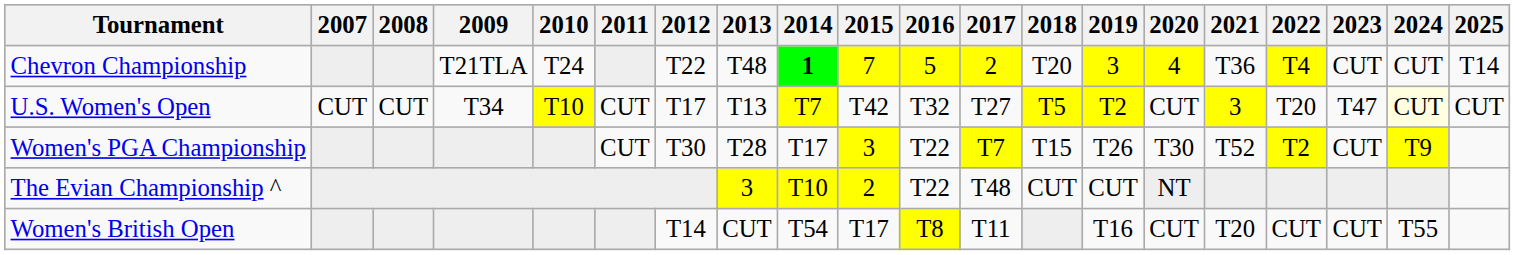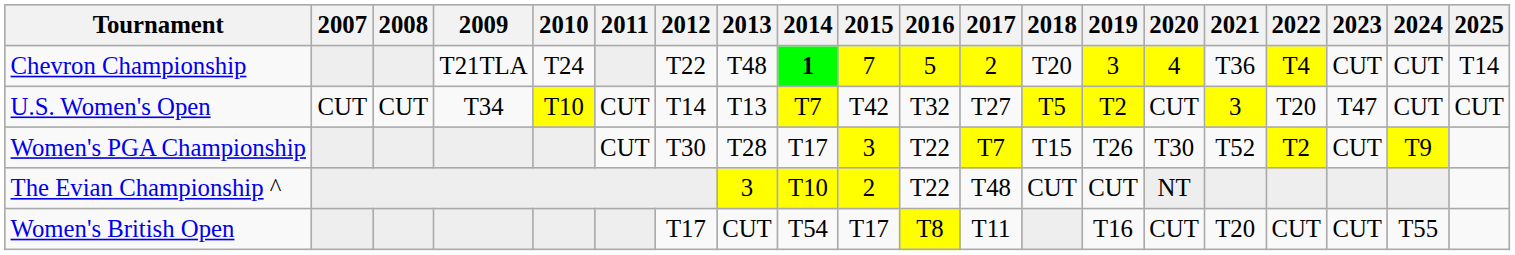(686, 106) T17 -> (686, 106) T14
(1418, 106) lightyellow background -> (1418, 106) no background
(686, 229) T14 -> (686, 229) T17
